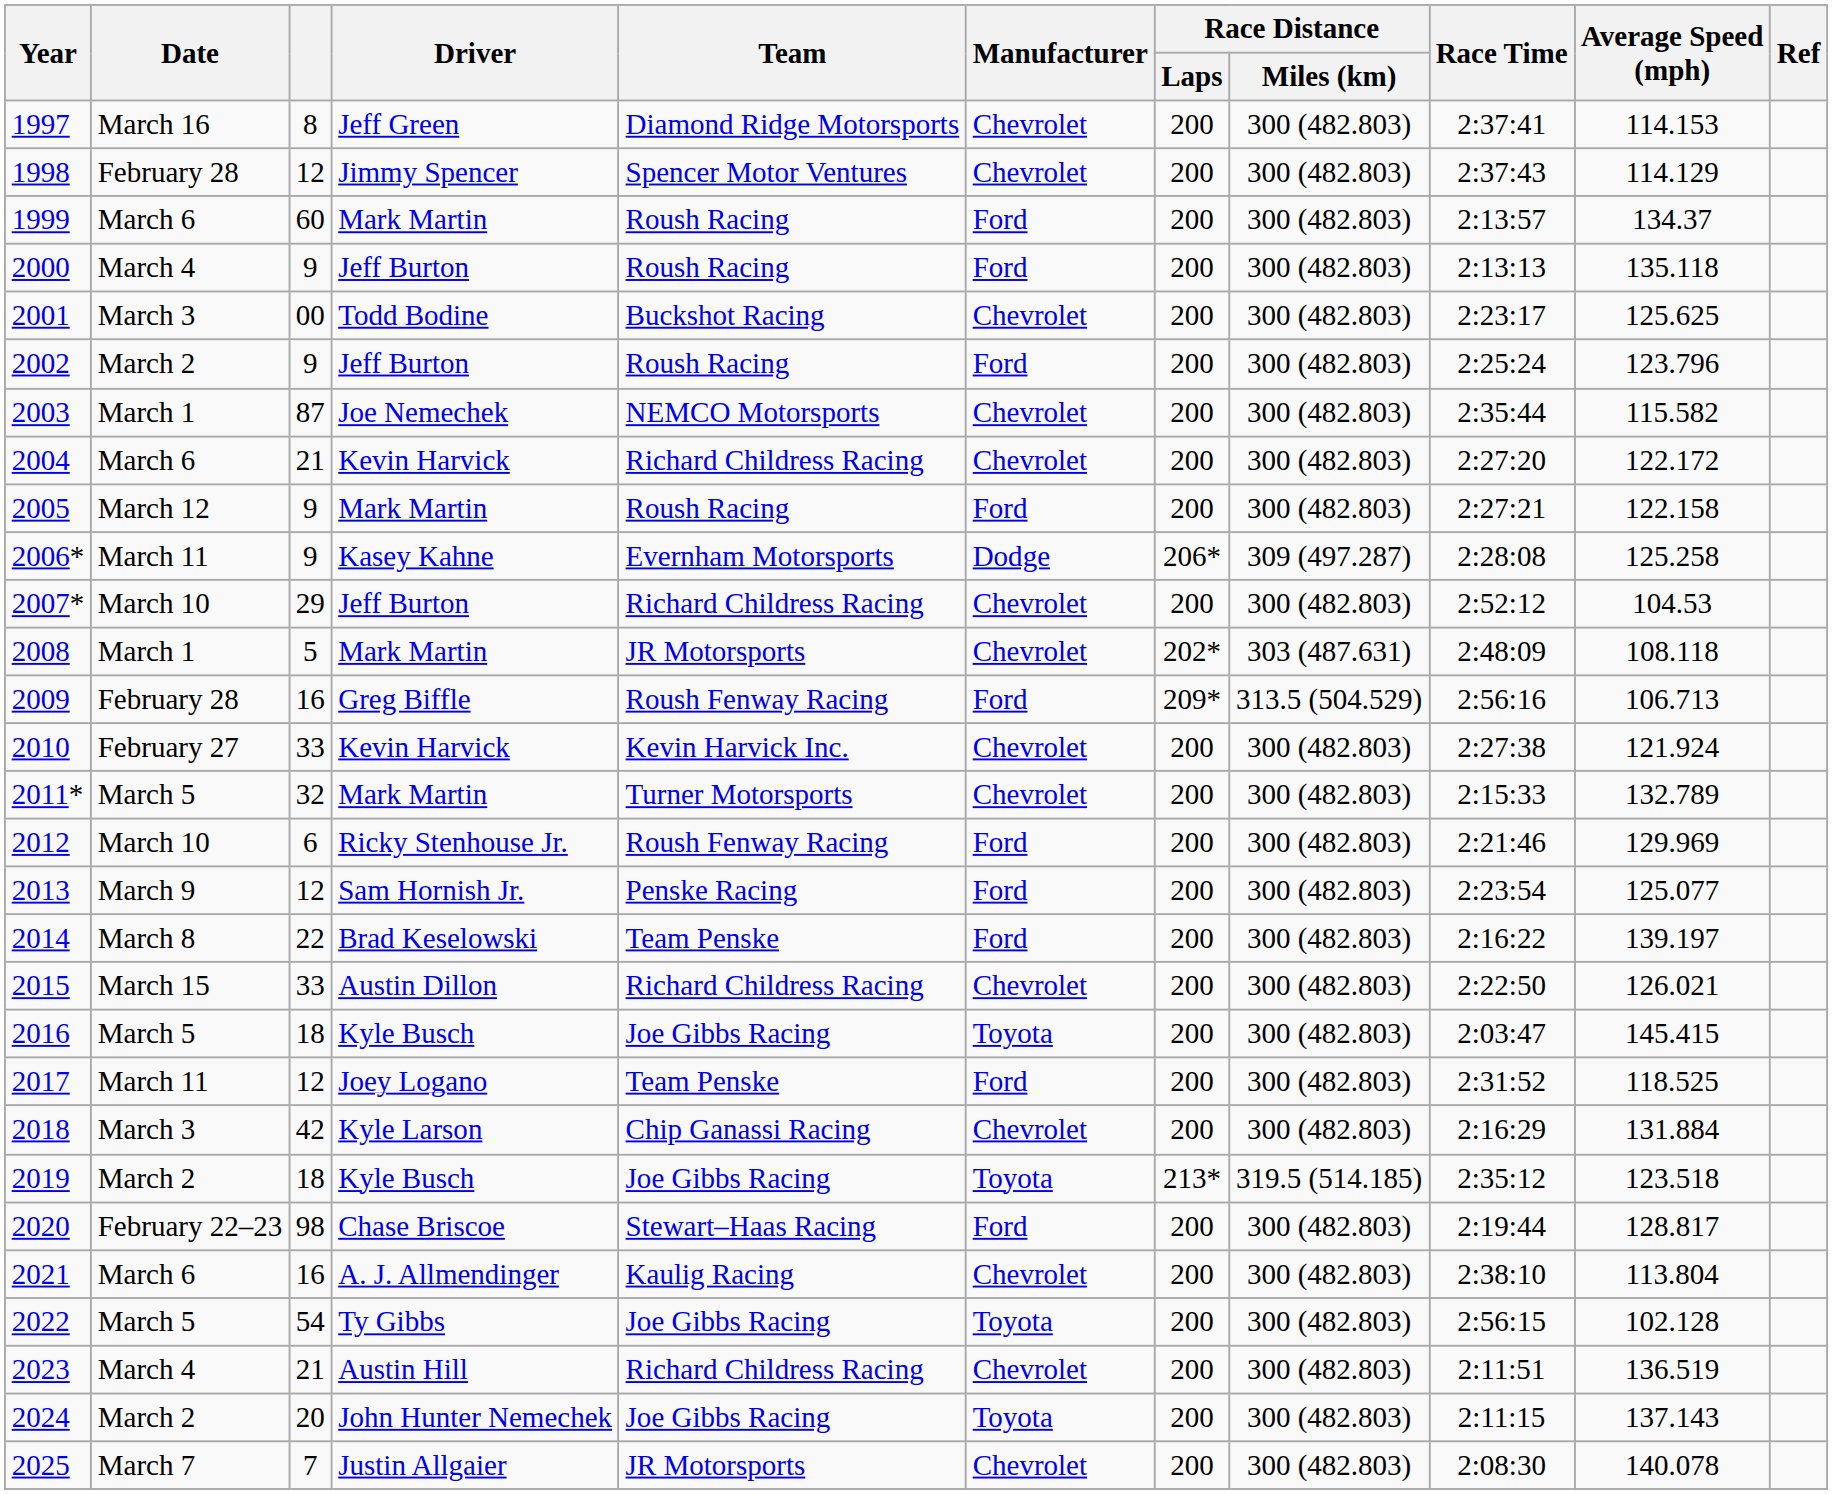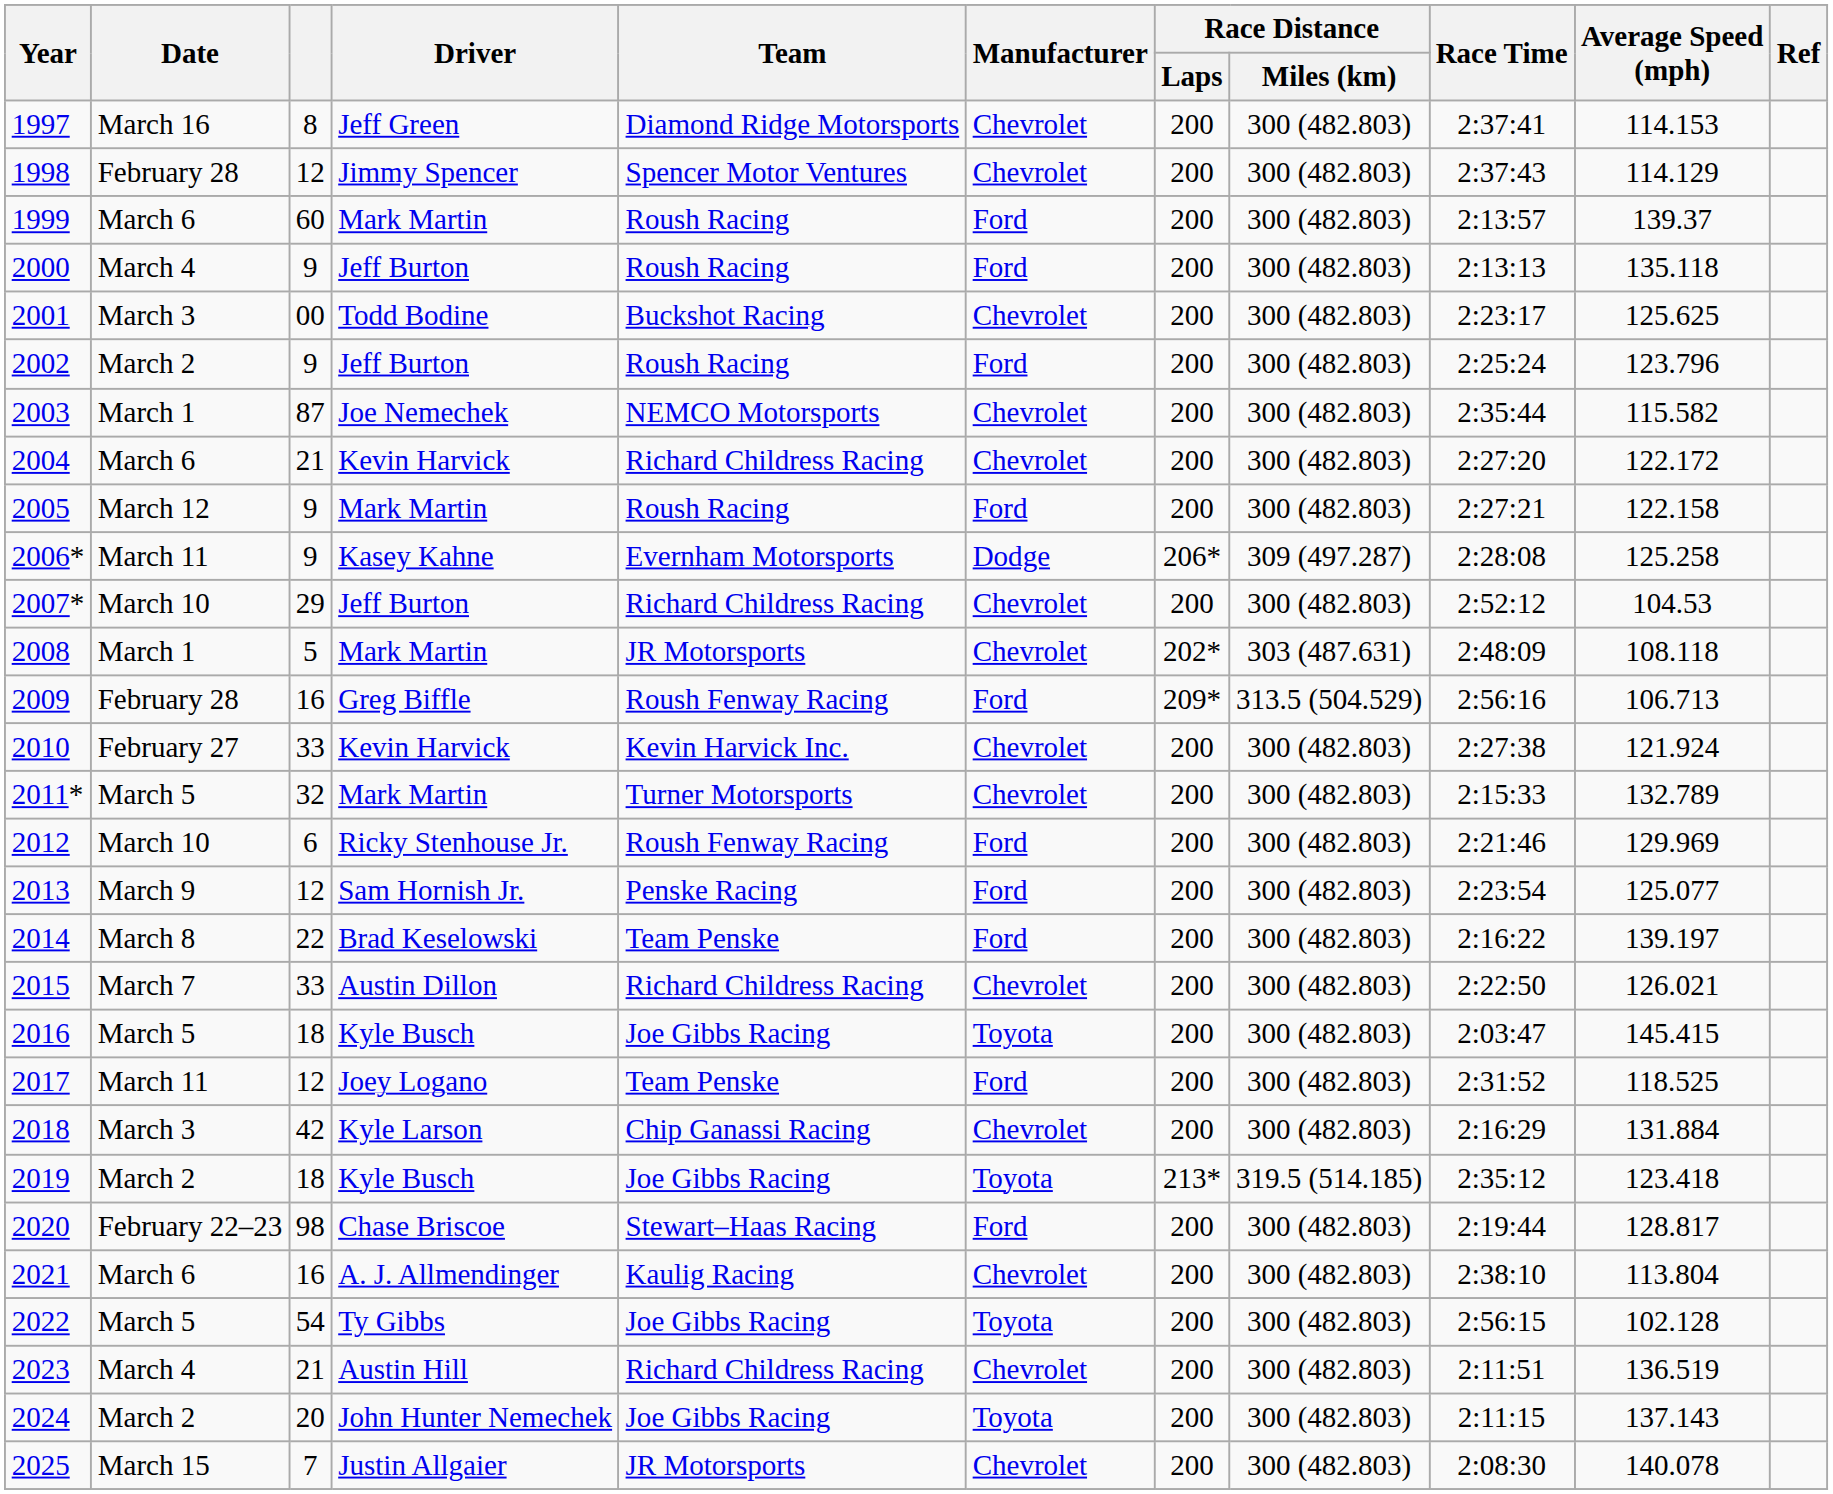(1672, 220) 134.37 -> (1672, 220) 139.37
(154, 986) March 15 -> (146, 986) March 7
(1672, 1177) 123.518 -> (1672, 1177) 123.418
(146, 1464) March 7 -> (154, 1464) March 15
